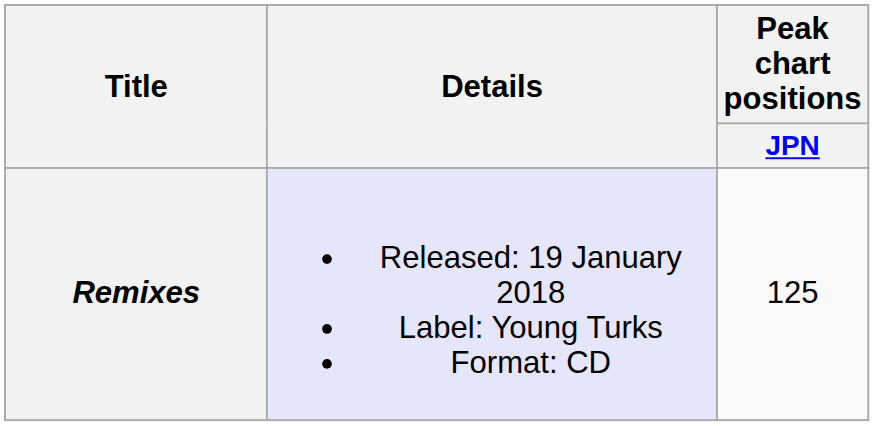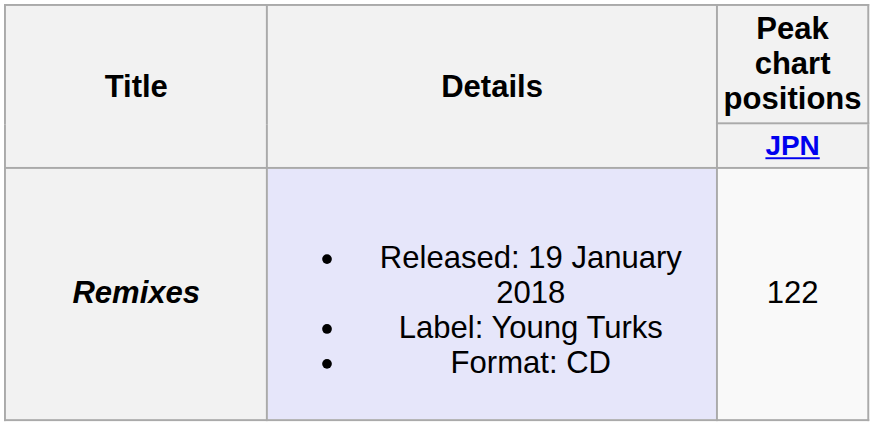(793, 293) 125 -> (793, 293) 122
